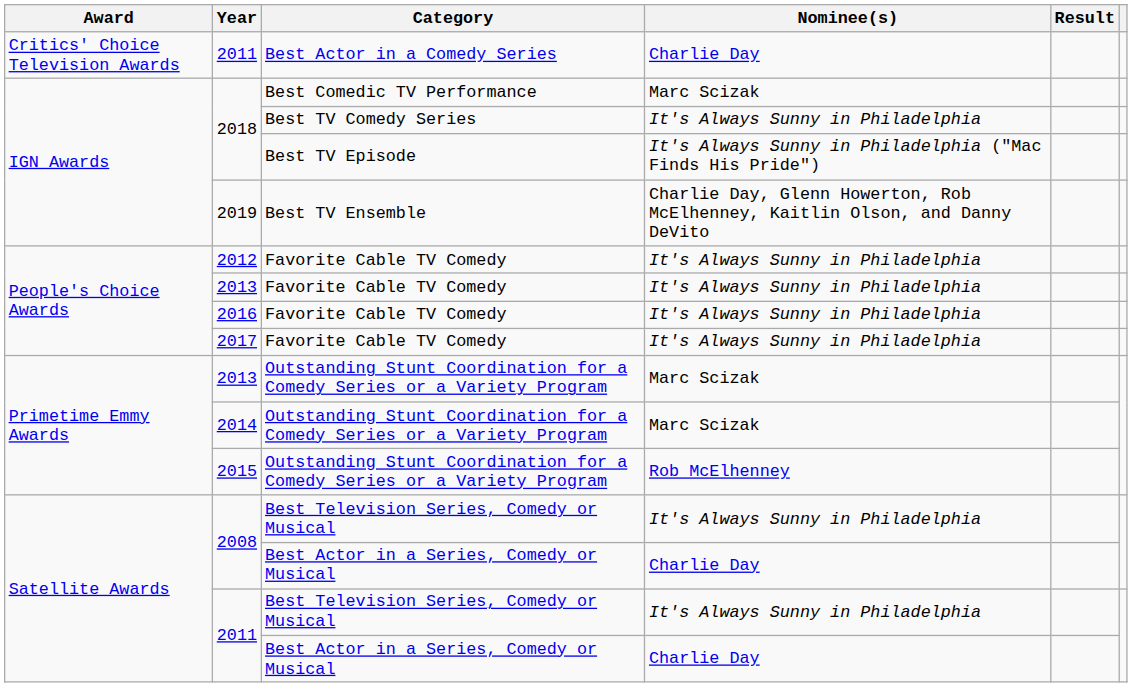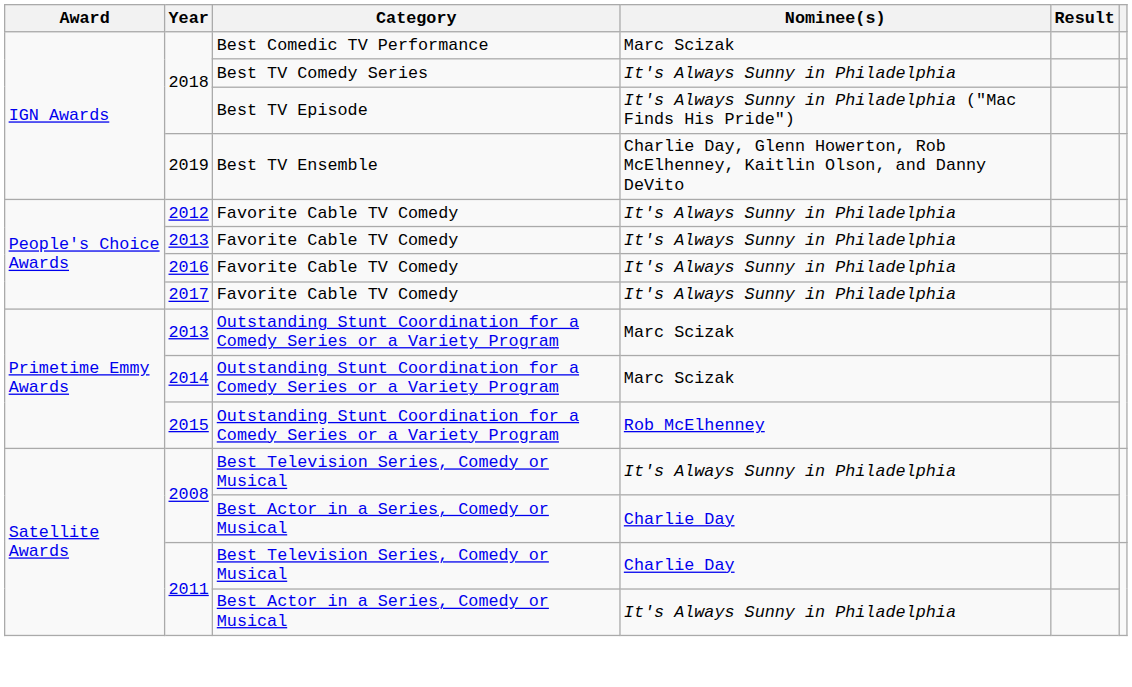- row: (237, 55)
(815, 612) It's Always Sunny in Philadelphia -> (679, 565) Charlie Day
(704, 659) Charlie Day -> (790, 612) It's Always Sunny in Philadelphia
